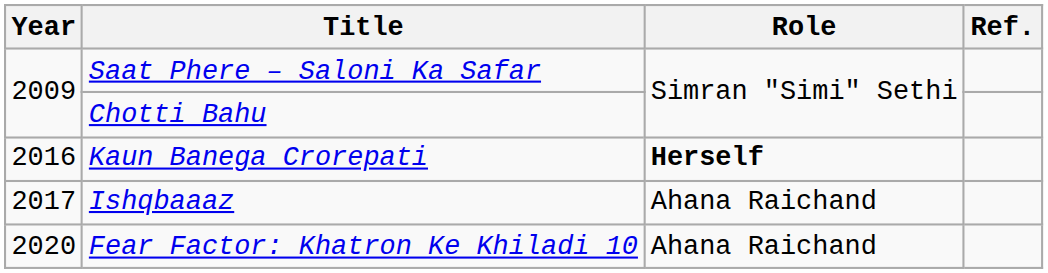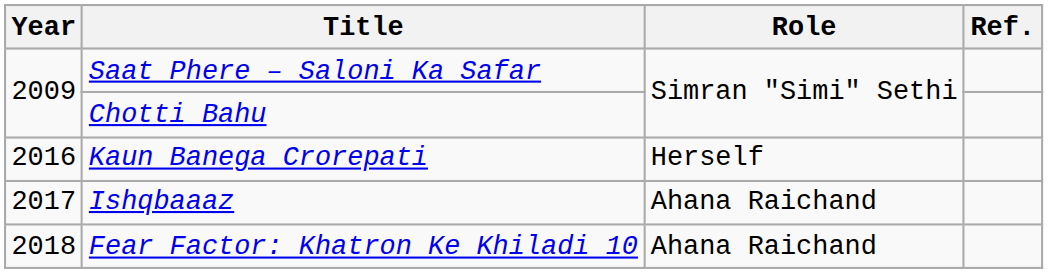(707, 159) bold -> (707, 159) normal
(44, 246) 2020 -> (44, 246) 2018
